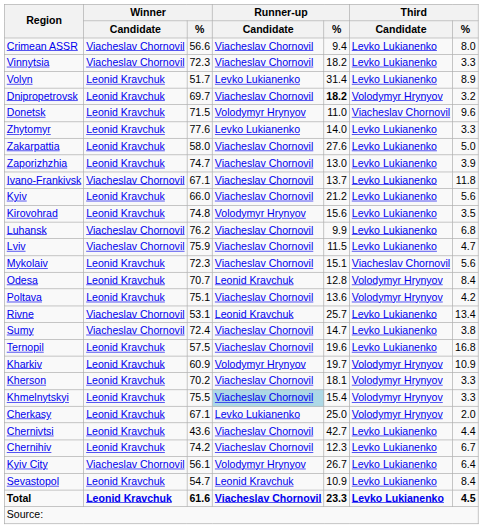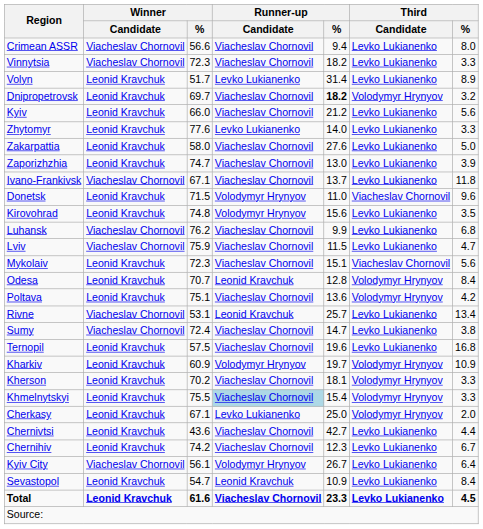rows swapped: (26, 113) <-> (17, 197)
